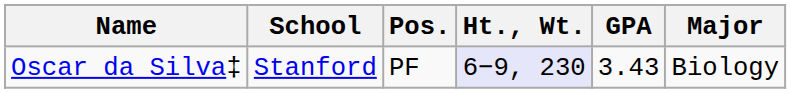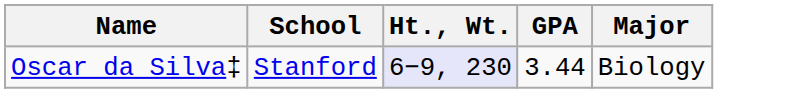- column: (420, 26)
(629, 68) 3.43 -> (555, 68) 3.44
